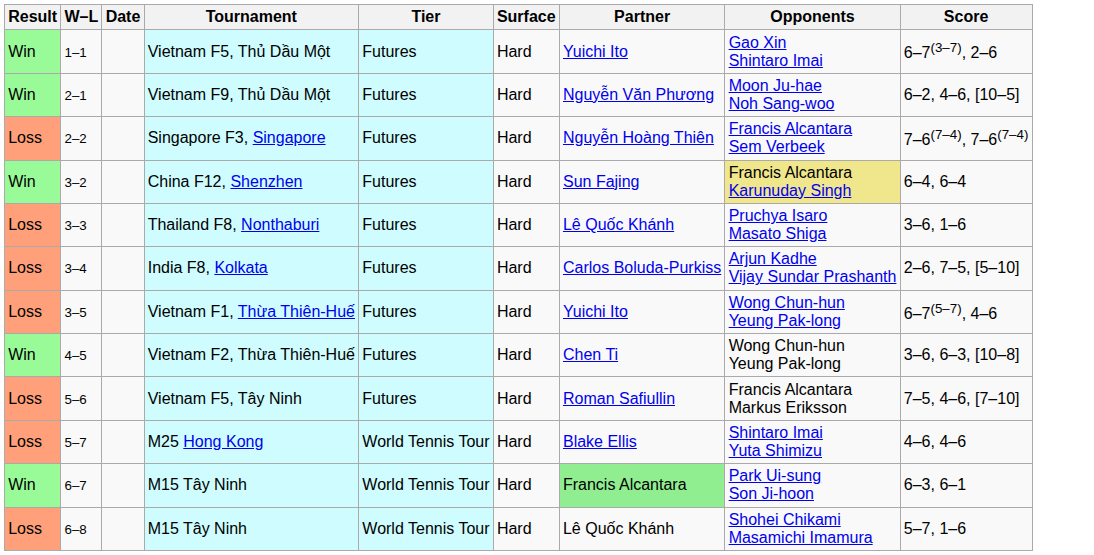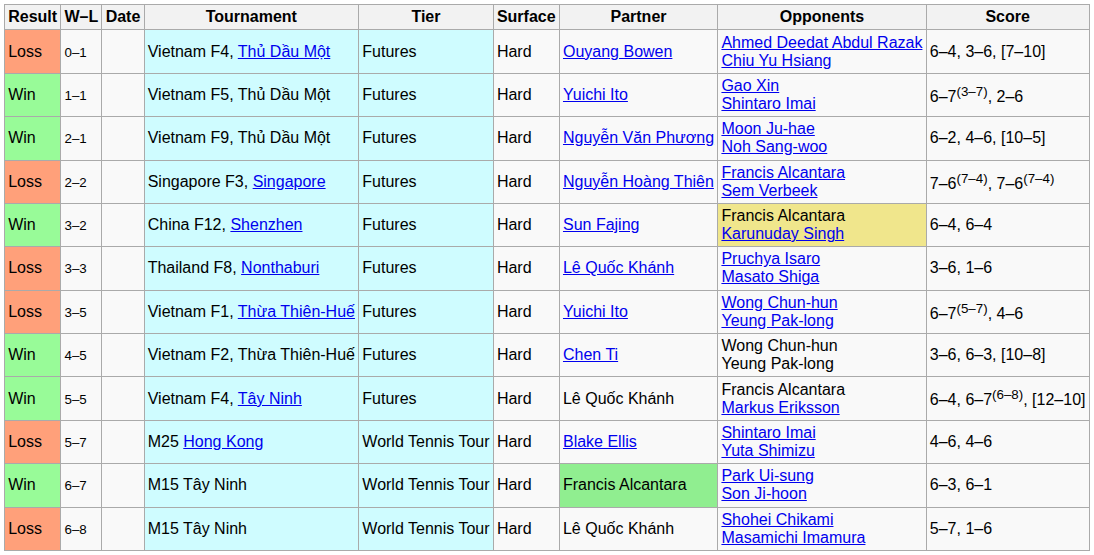+ row: (76, 52)
- row: (76, 269)
+ row: (76, 399)
- row: (76, 399)
